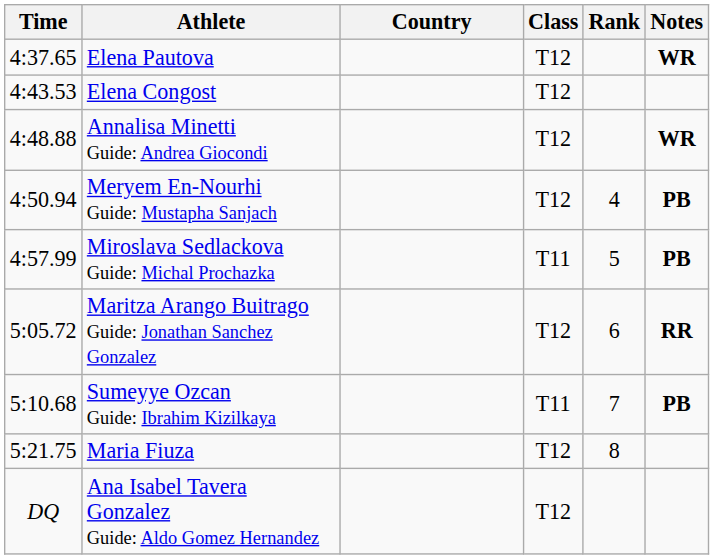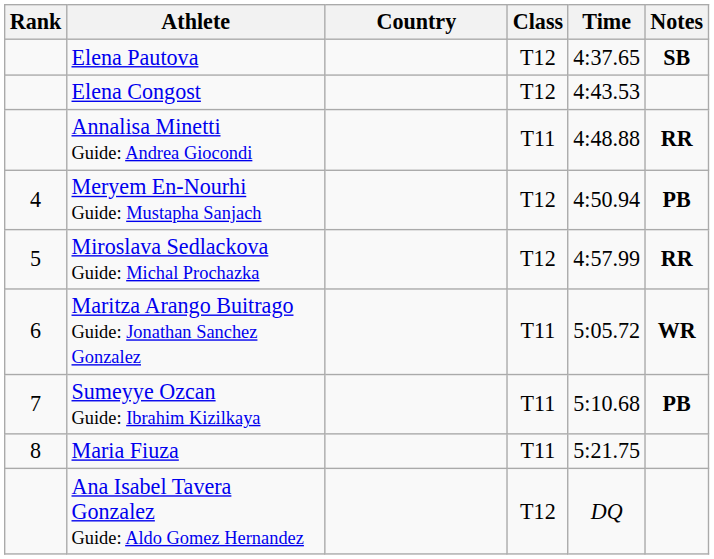columns swapped: (614, 22) <-> (43, 22)
(677, 57) WR -> (677, 57) SB
(553, 139) T12 -> (538, 139) T11
(677, 139) WR -> (677, 139) RR
(553, 259) T11 -> (538, 259) T12
(677, 259) PB -> (677, 259) RR
(553, 331) T12 -> (538, 331) T11
(677, 331) RR -> (677, 331) WR
(553, 451) T12 -> (538, 451) T11
